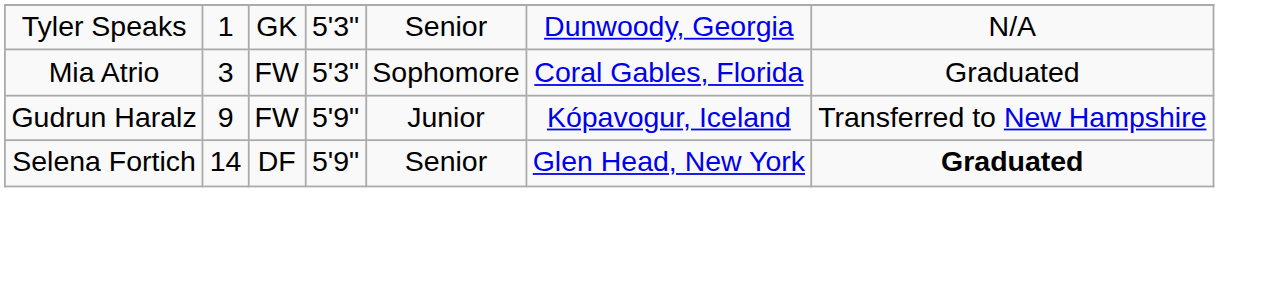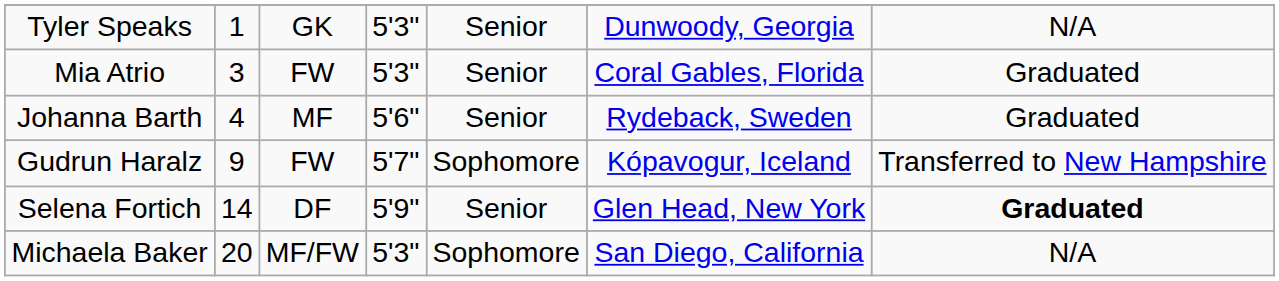(446, 72) Sophomore -> (506, 72) Senior
+ row: (110, 117)
(336, 117) 5'9" -> (396, 162) 5'7"
(446, 117) Junior -> (506, 162) Sophomore
+ row: (110, 252)
